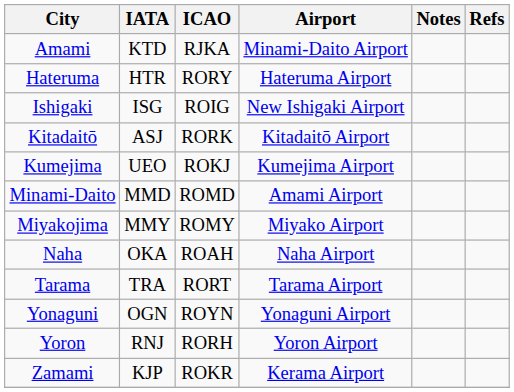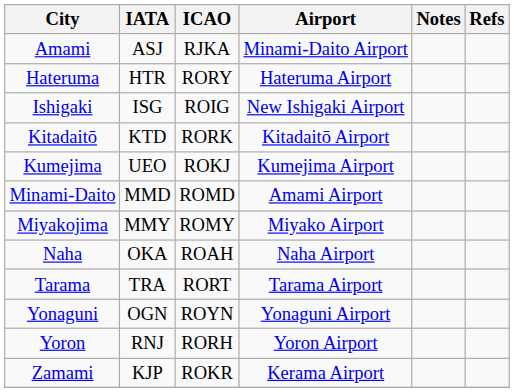(147, 48) KTD -> (147, 48) ASJ
(147, 136) ASJ -> (147, 136) KTD
